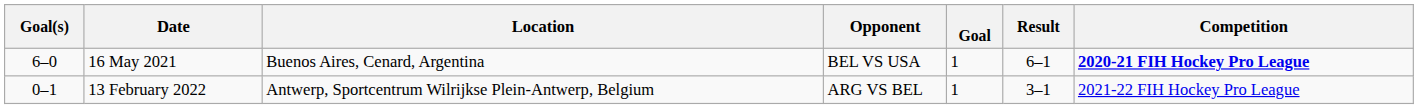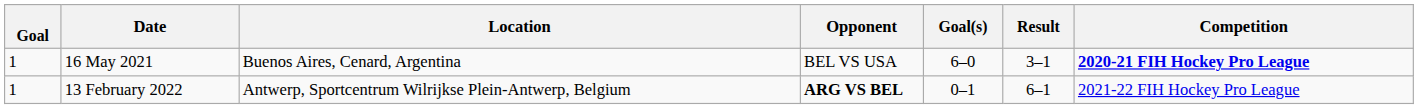columns swapped: (975, 36) <-> (45, 27)
(1038, 62) 6–1 -> (1038, 62) 3–1
(875, 90) normal -> (854, 90) bold
(1038, 90) 3–1 -> (1038, 90) 6–1
